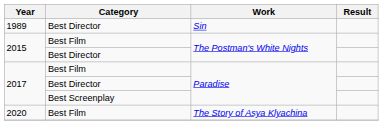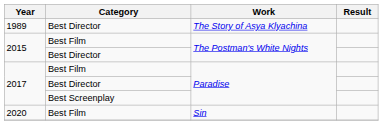(200, 26) Sin -> (250, 26) The Story of Asya Klyachina
(250, 113) The Story of Asya Klyachina -> (200, 113) Sin
